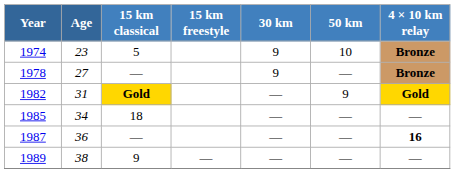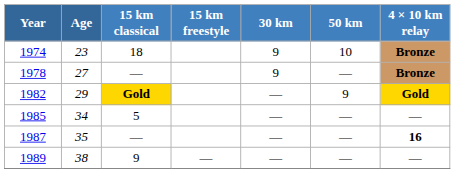(136, 51) 5 -> (136, 51) 18
(81, 94) 31 -> (81, 94) 29
(136, 115) 18 -> (136, 115) 5
(81, 137) 36 -> (81, 137) 35
